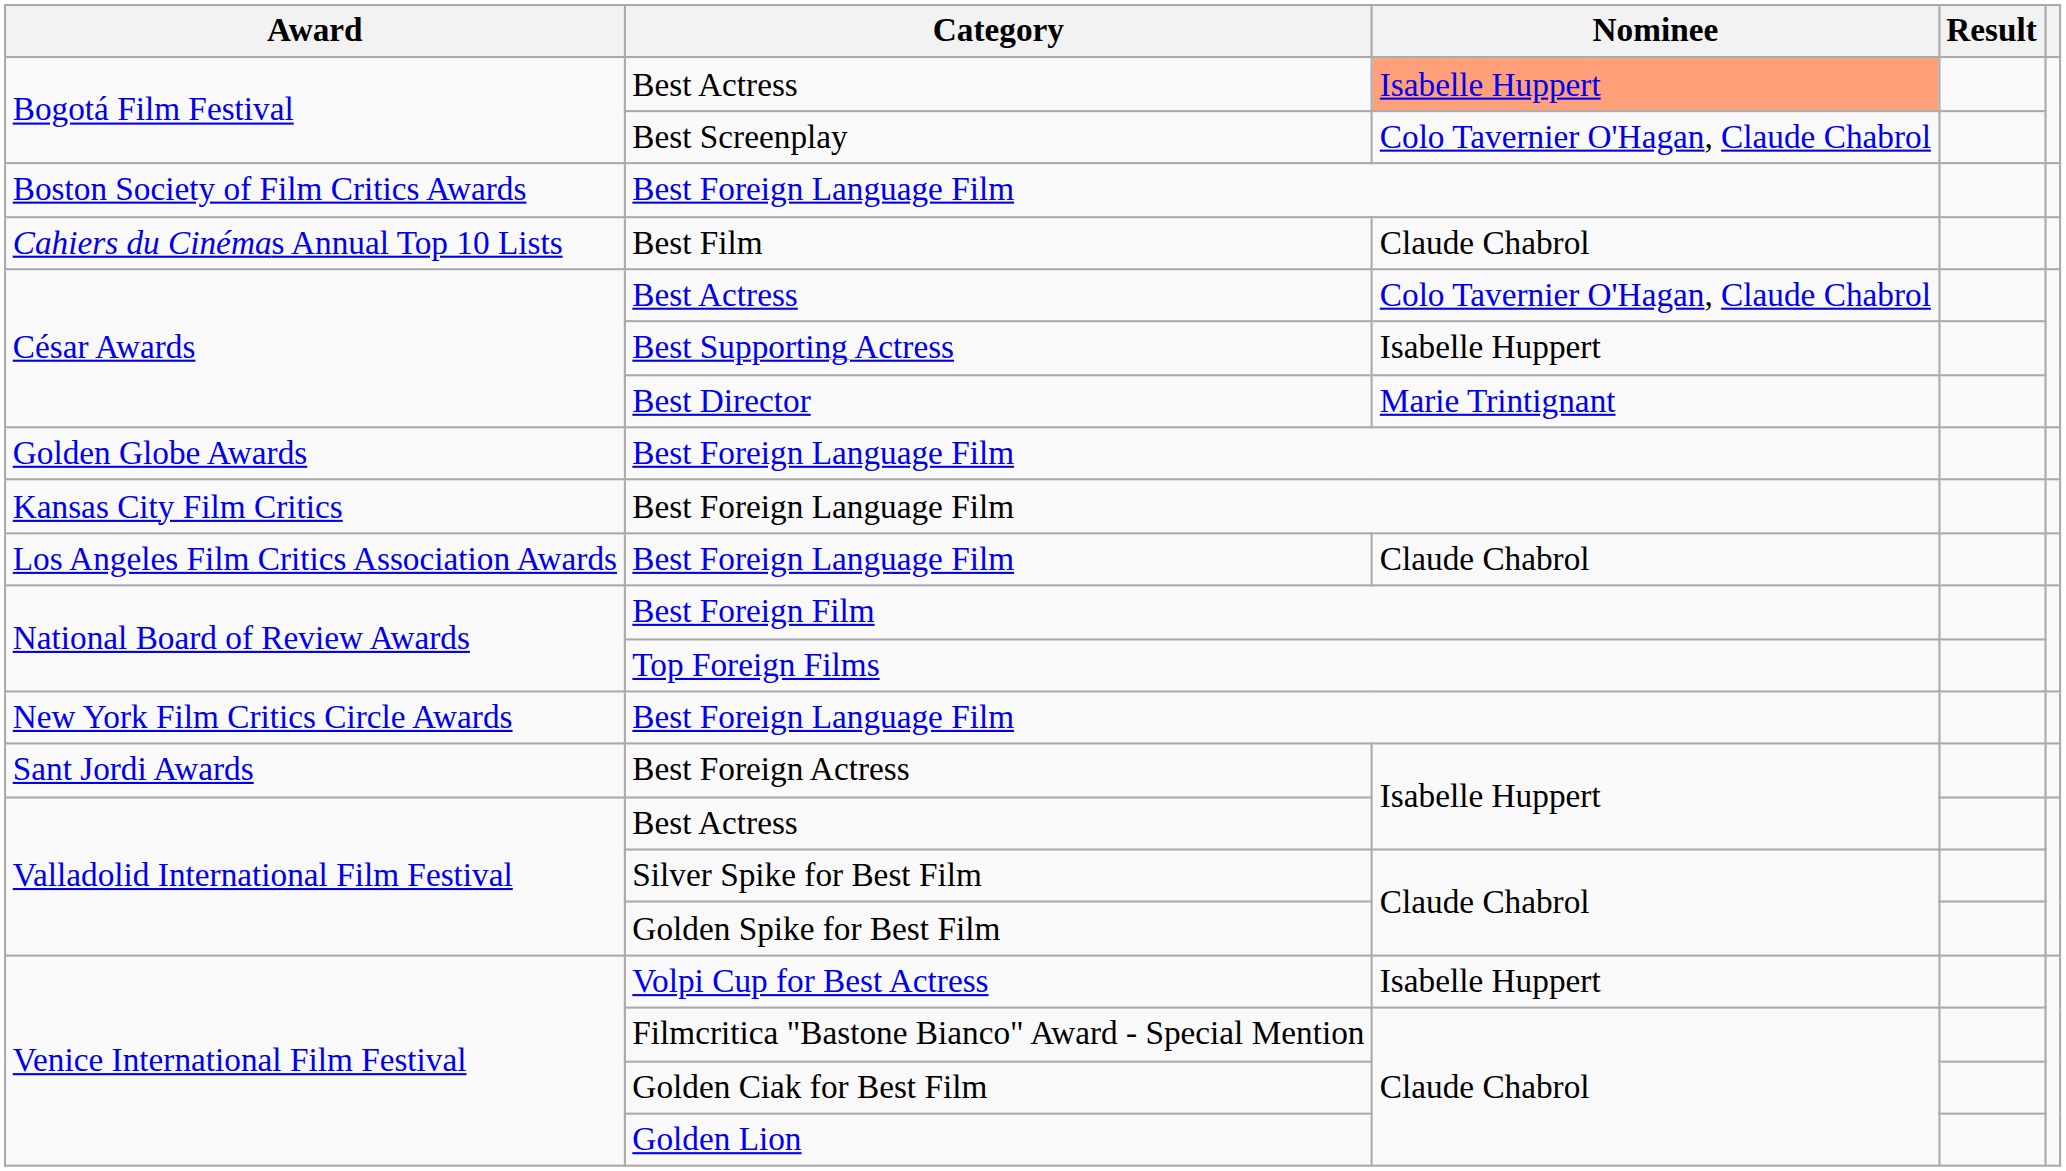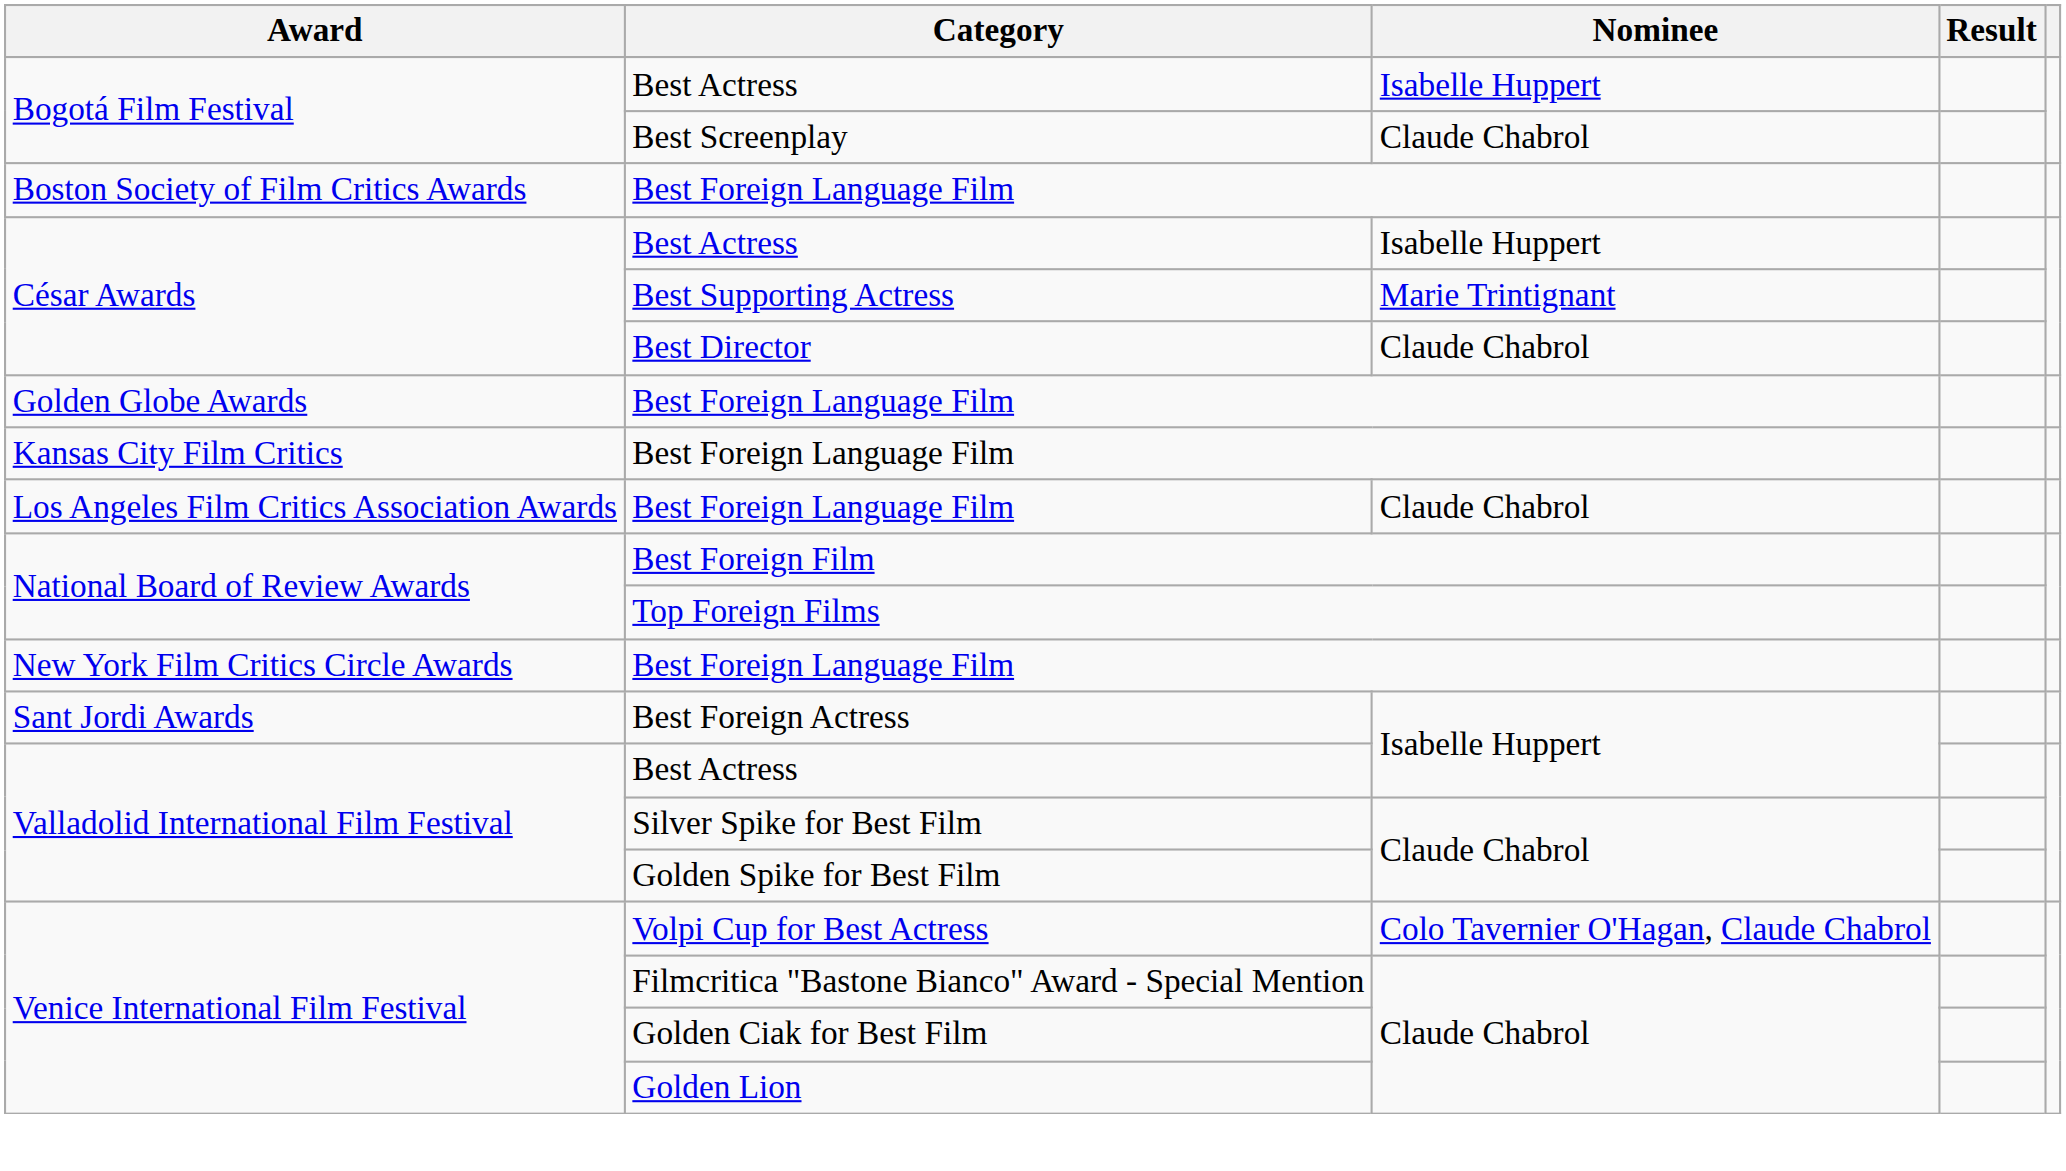(1490, 83) lightsalmon background -> (1490, 83) no background
(1655, 136) Colo Tavernier O'Hagan, Claude Chabrol -> (1485, 136) Claude Chabrol
- row: (288, 242)
(1655, 294) Colo Tavernier O'Hagan, Claude Chabrol -> (1490, 242) Isabelle Huppert
(1490, 347) Isabelle Huppert -> (1498, 294) Marie Trintignant
(1498, 400) Marie Trintignant -> (1485, 347) Claude Chabrol
(1490, 980) Isabelle Huppert -> (1655, 928) Colo Tavernier O'Hagan, Claude Chabrol
